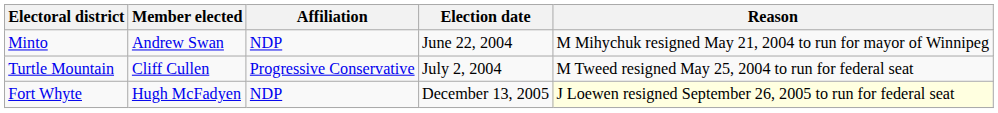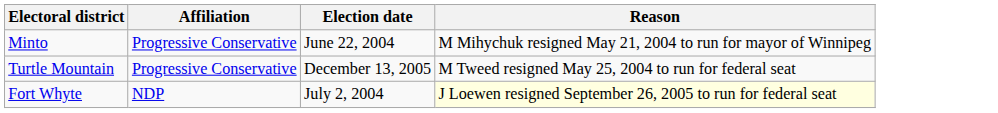- column: (187, 17)
(266, 42) NDP -> (214, 42) Progressive Conservative
(462, 68) July 2, 2004 -> (368, 68) December 13, 2005
(486, 94) December 13, 2005 -> (344, 94) July 2, 2004
